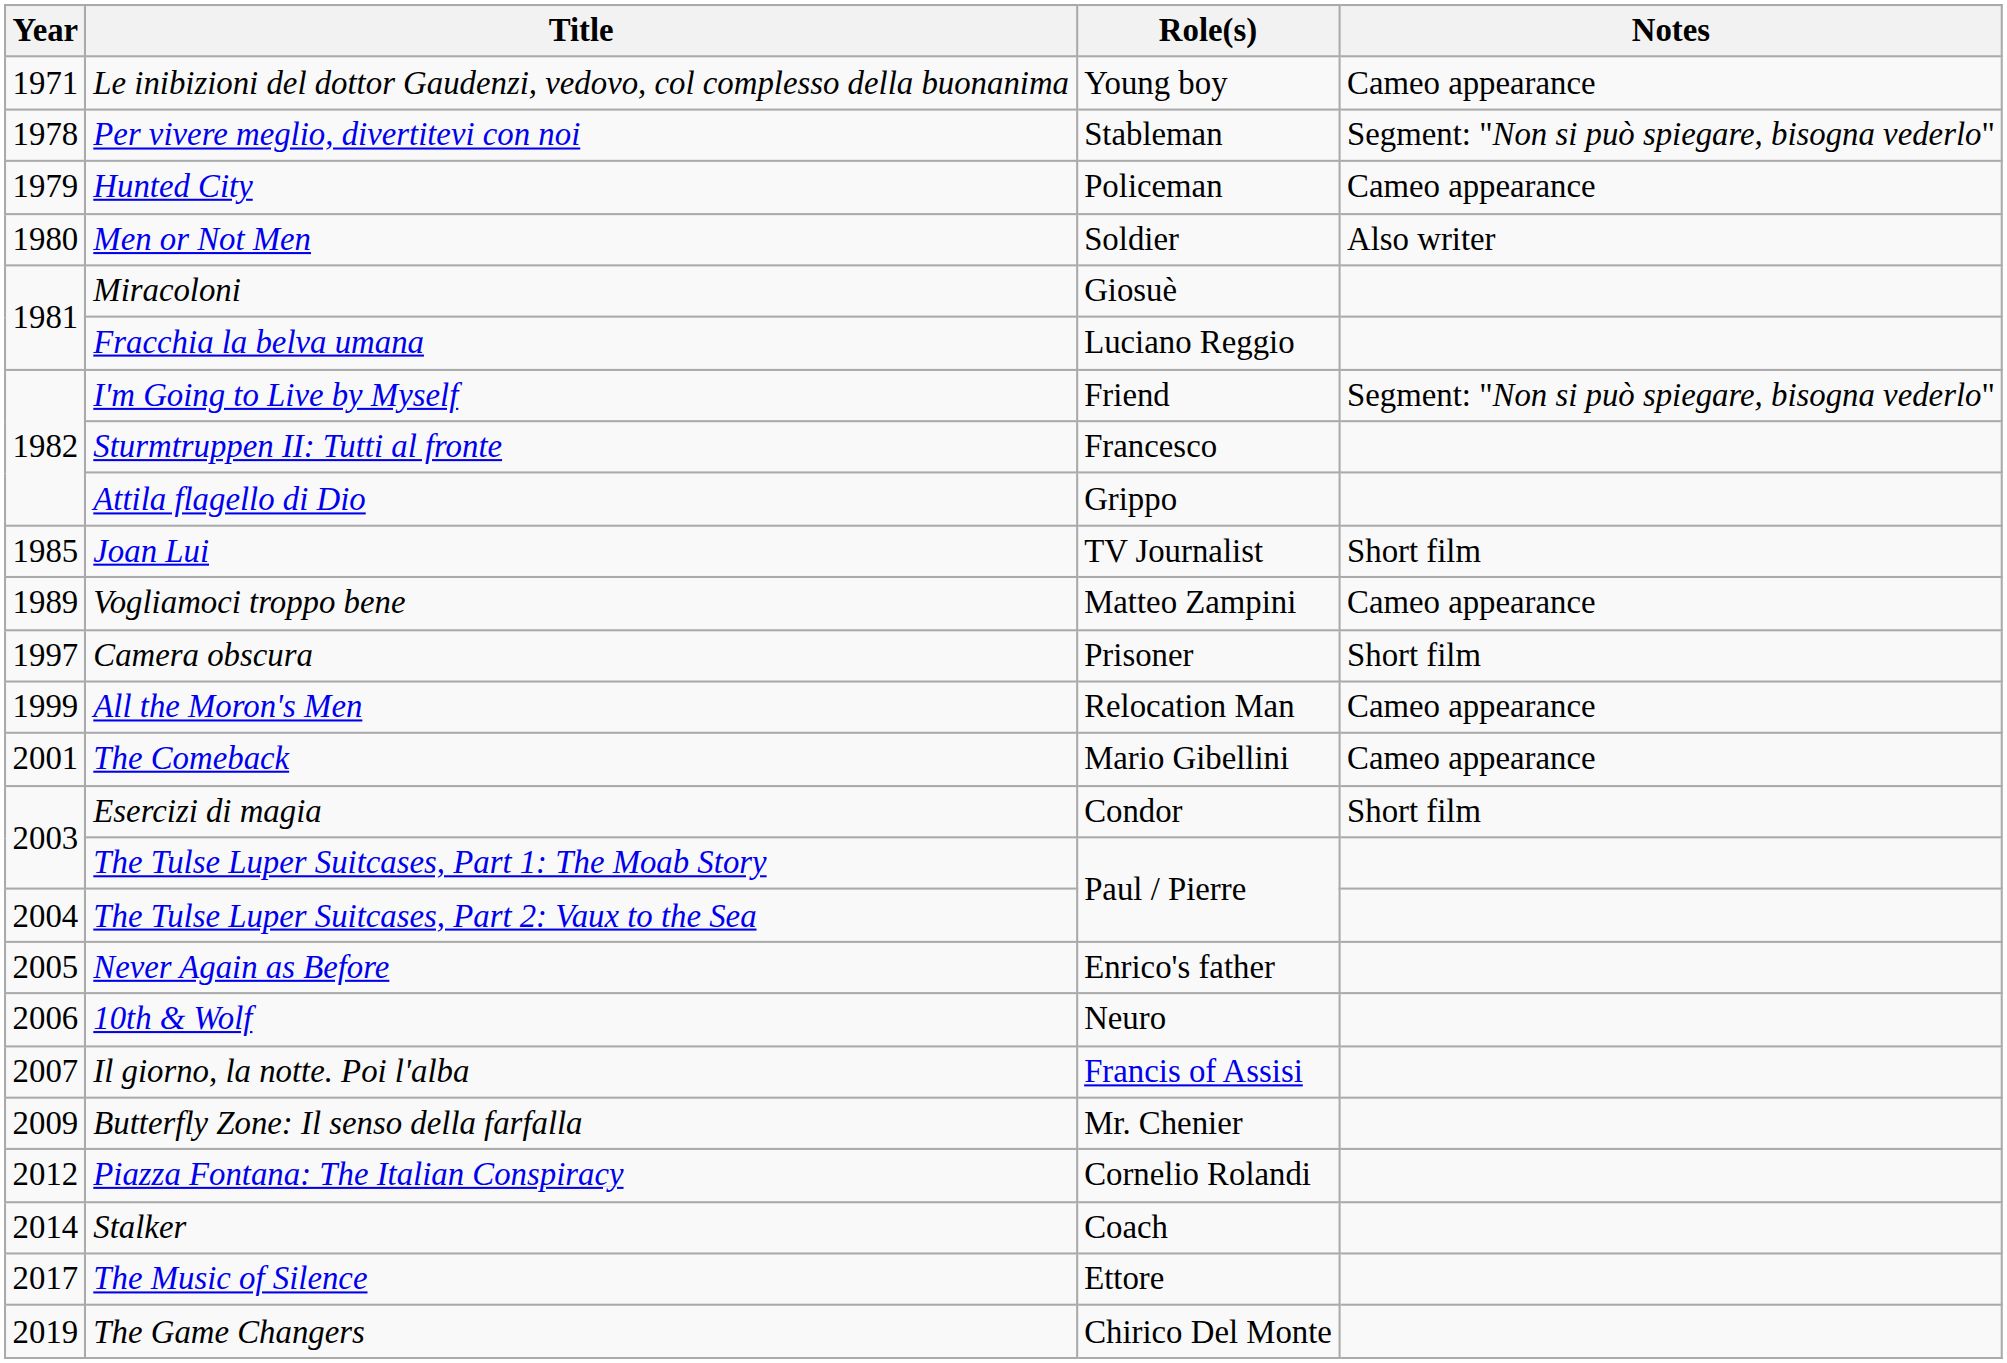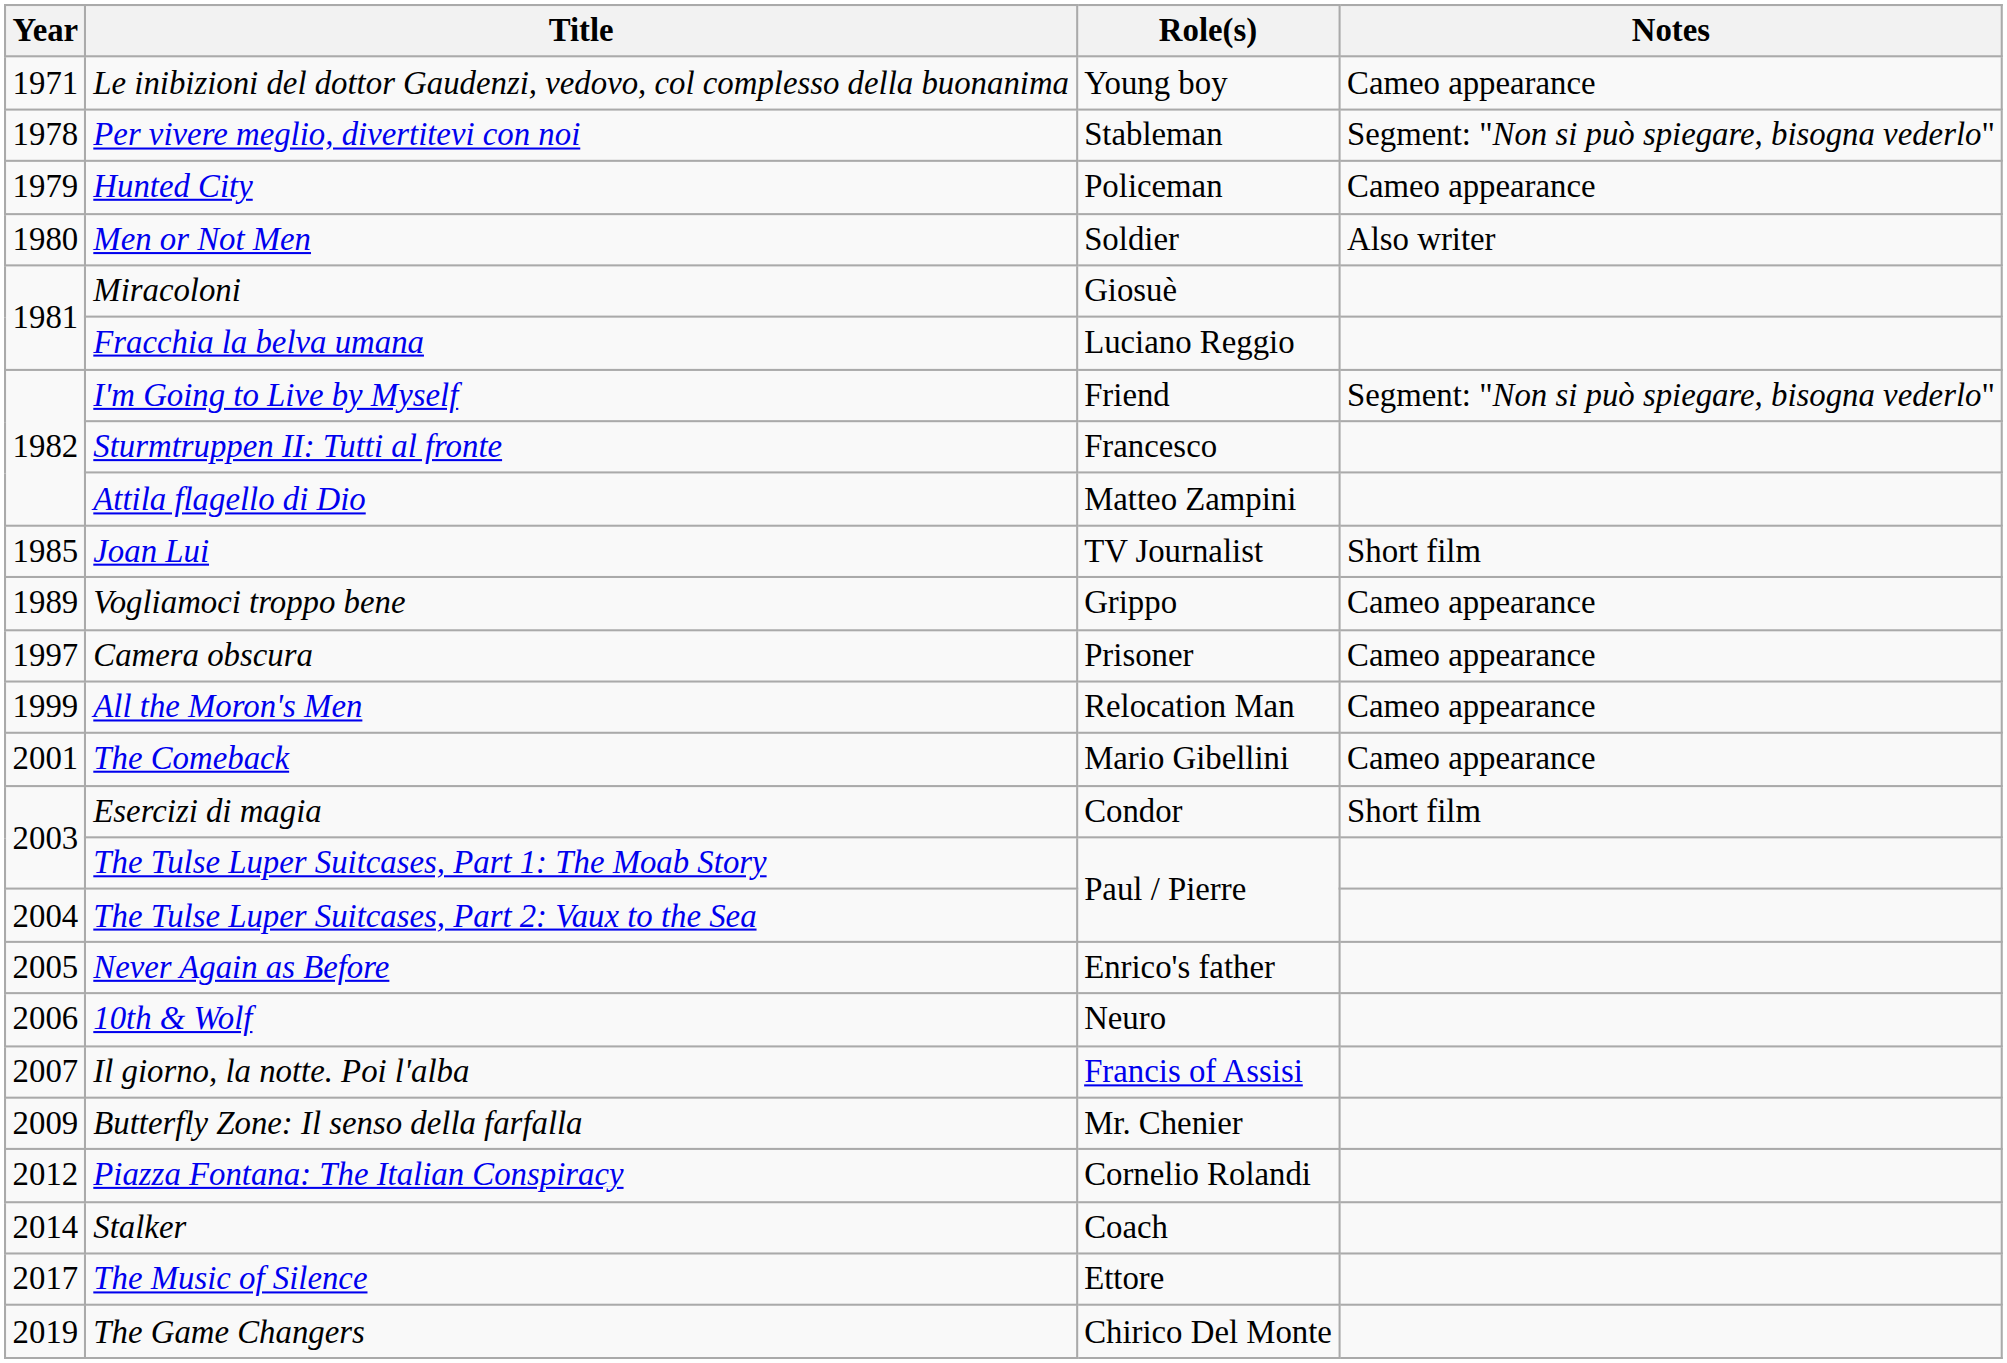(1131, 498) Grippo -> (1190, 498) Matteo Zampini
(1190, 602) Matteo Zampini -> (1131, 602) Grippo
(1414, 654) Short film -> (1471, 654) Cameo appearance
